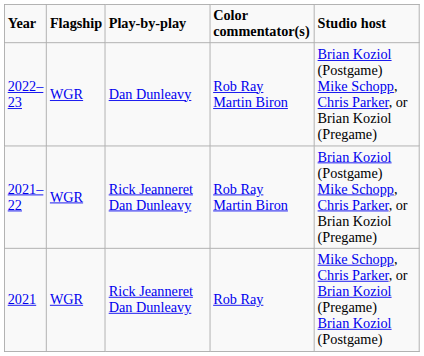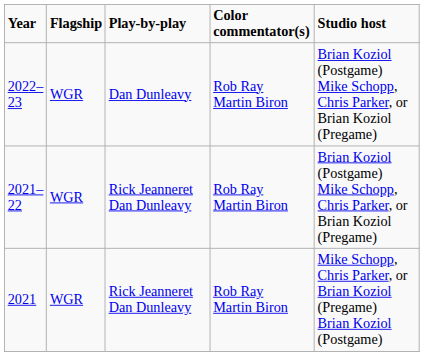(238, 299) Rob Ray -> (251, 299) Rob Ray Martin Biron
